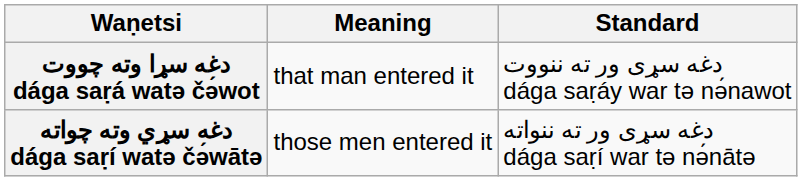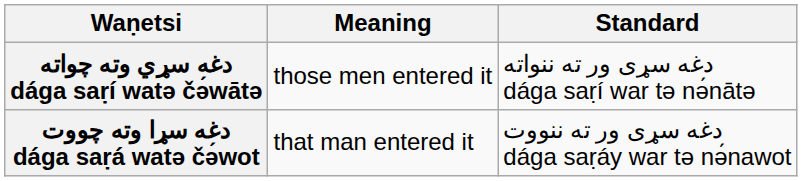rows swapped: (136, 76) <-> (136, 143)
